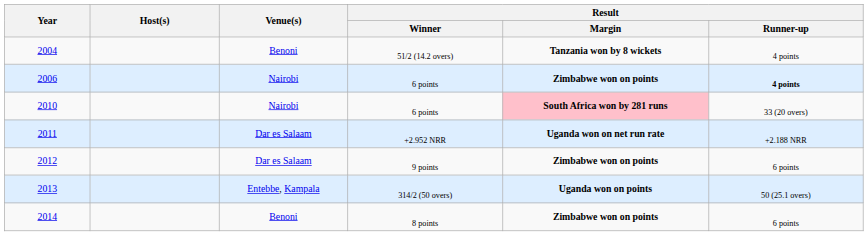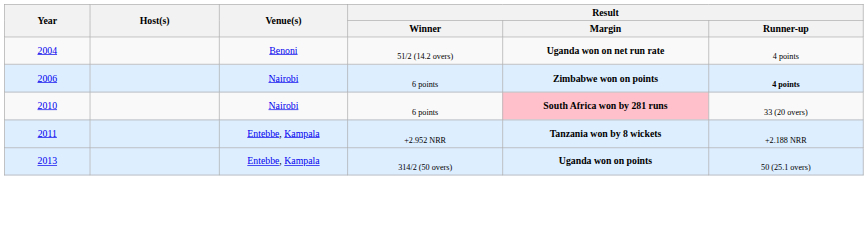(605, 51) Tanzania won by 8 wickets -> (605, 51) Uganda won on net run rate
(283, 134) Dar es Salaam -> (283, 134) Entebbe, Kampala
(605, 134) Uganda won on net run rate -> (605, 134) Tanzania won by 8 wickets
- row: (47, 161)
- row: (47, 217)
